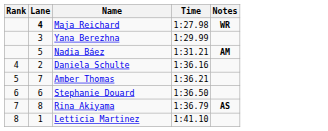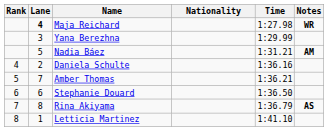+ column: (213, 11)
